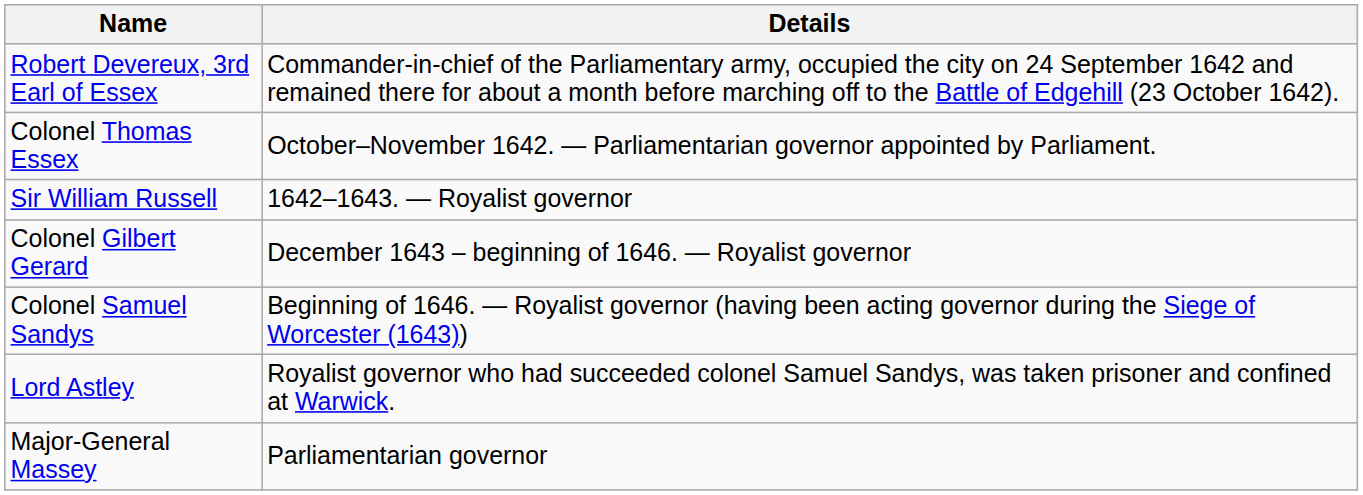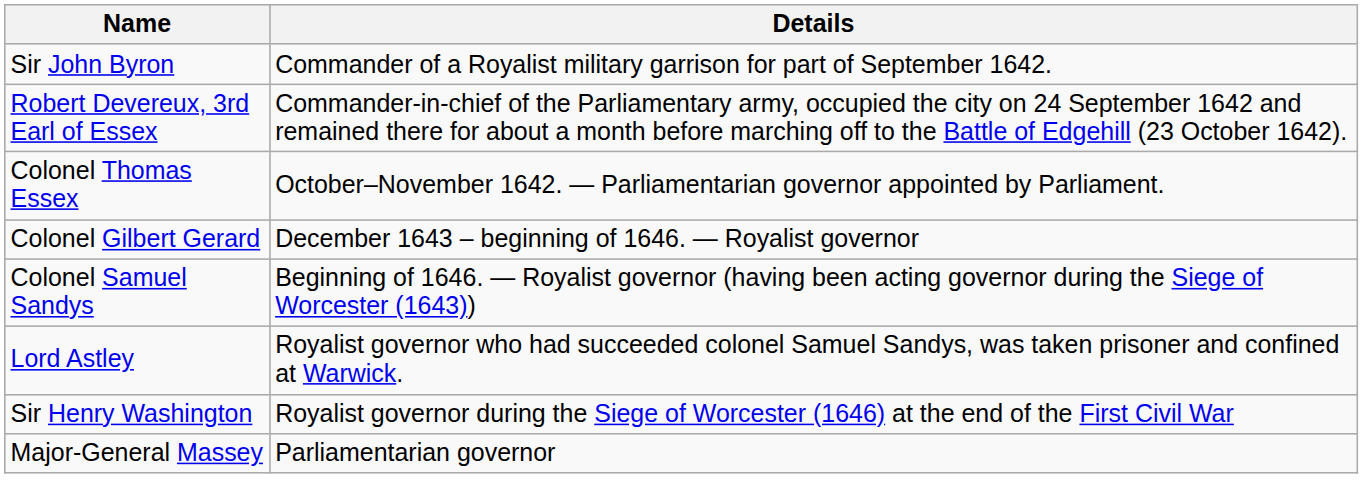+ row: (92, 63)
- row: (114, 199)
+ row: (131, 413)
